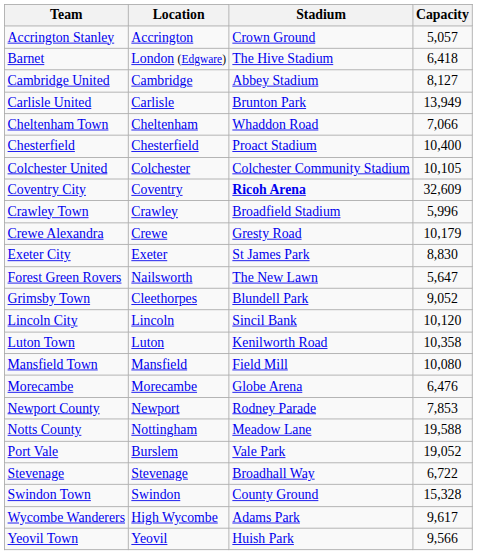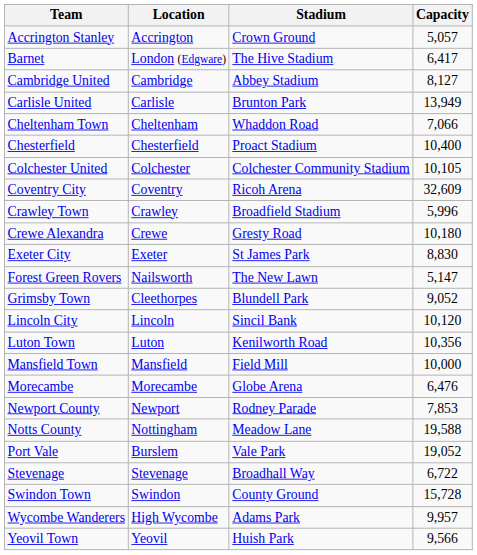(442, 59) 6,418 -> (442, 59) 6,417
(269, 189) bold -> (267, 189) normal
(442, 233) 10,179 -> (442, 233) 10,180
(442, 277) 5,647 -> (442, 277) 5,147
(442, 342) 10,358 -> (442, 342) 10,356
(442, 364) 10,080 -> (442, 364) 10,000
(442, 495) 15,328 -> (442, 495) 15,728
(442, 517) 9,617 -> (442, 517) 9,957
